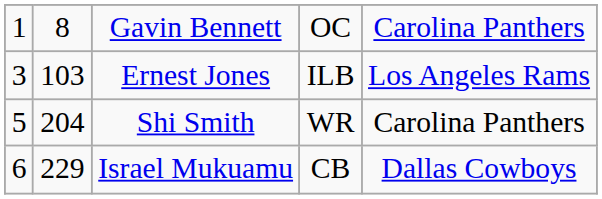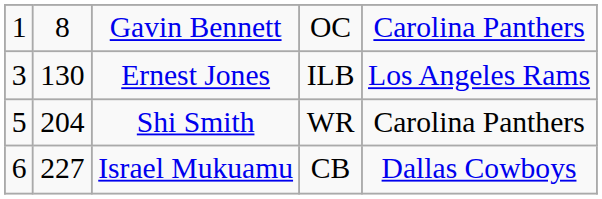(62, 74) 103 -> (62, 74) 130
(62, 168) 229 -> (62, 168) 227
